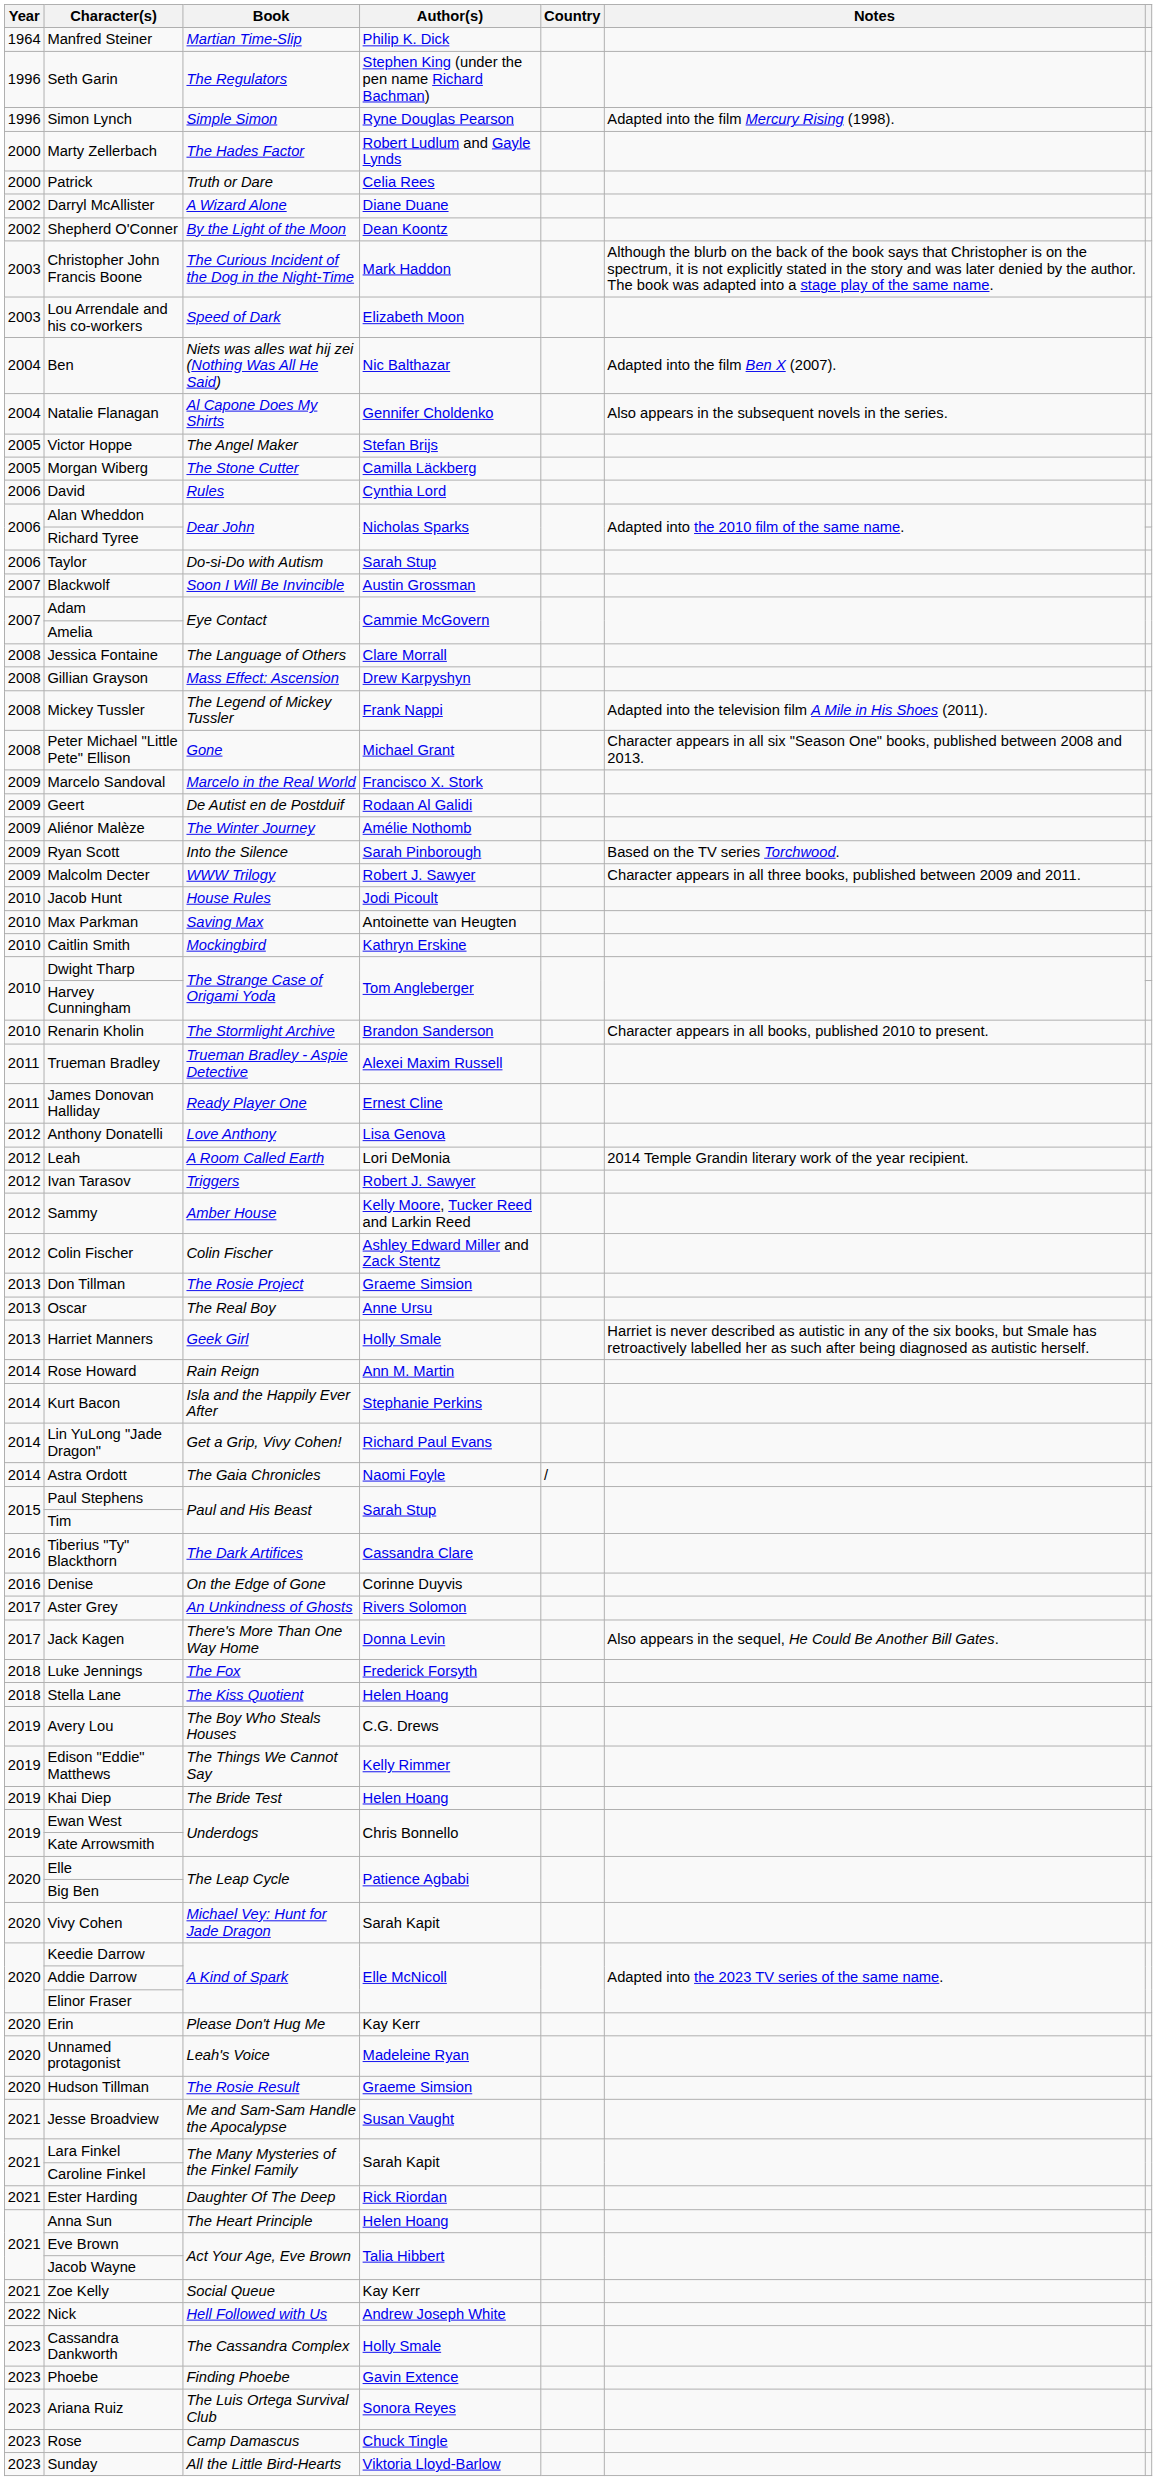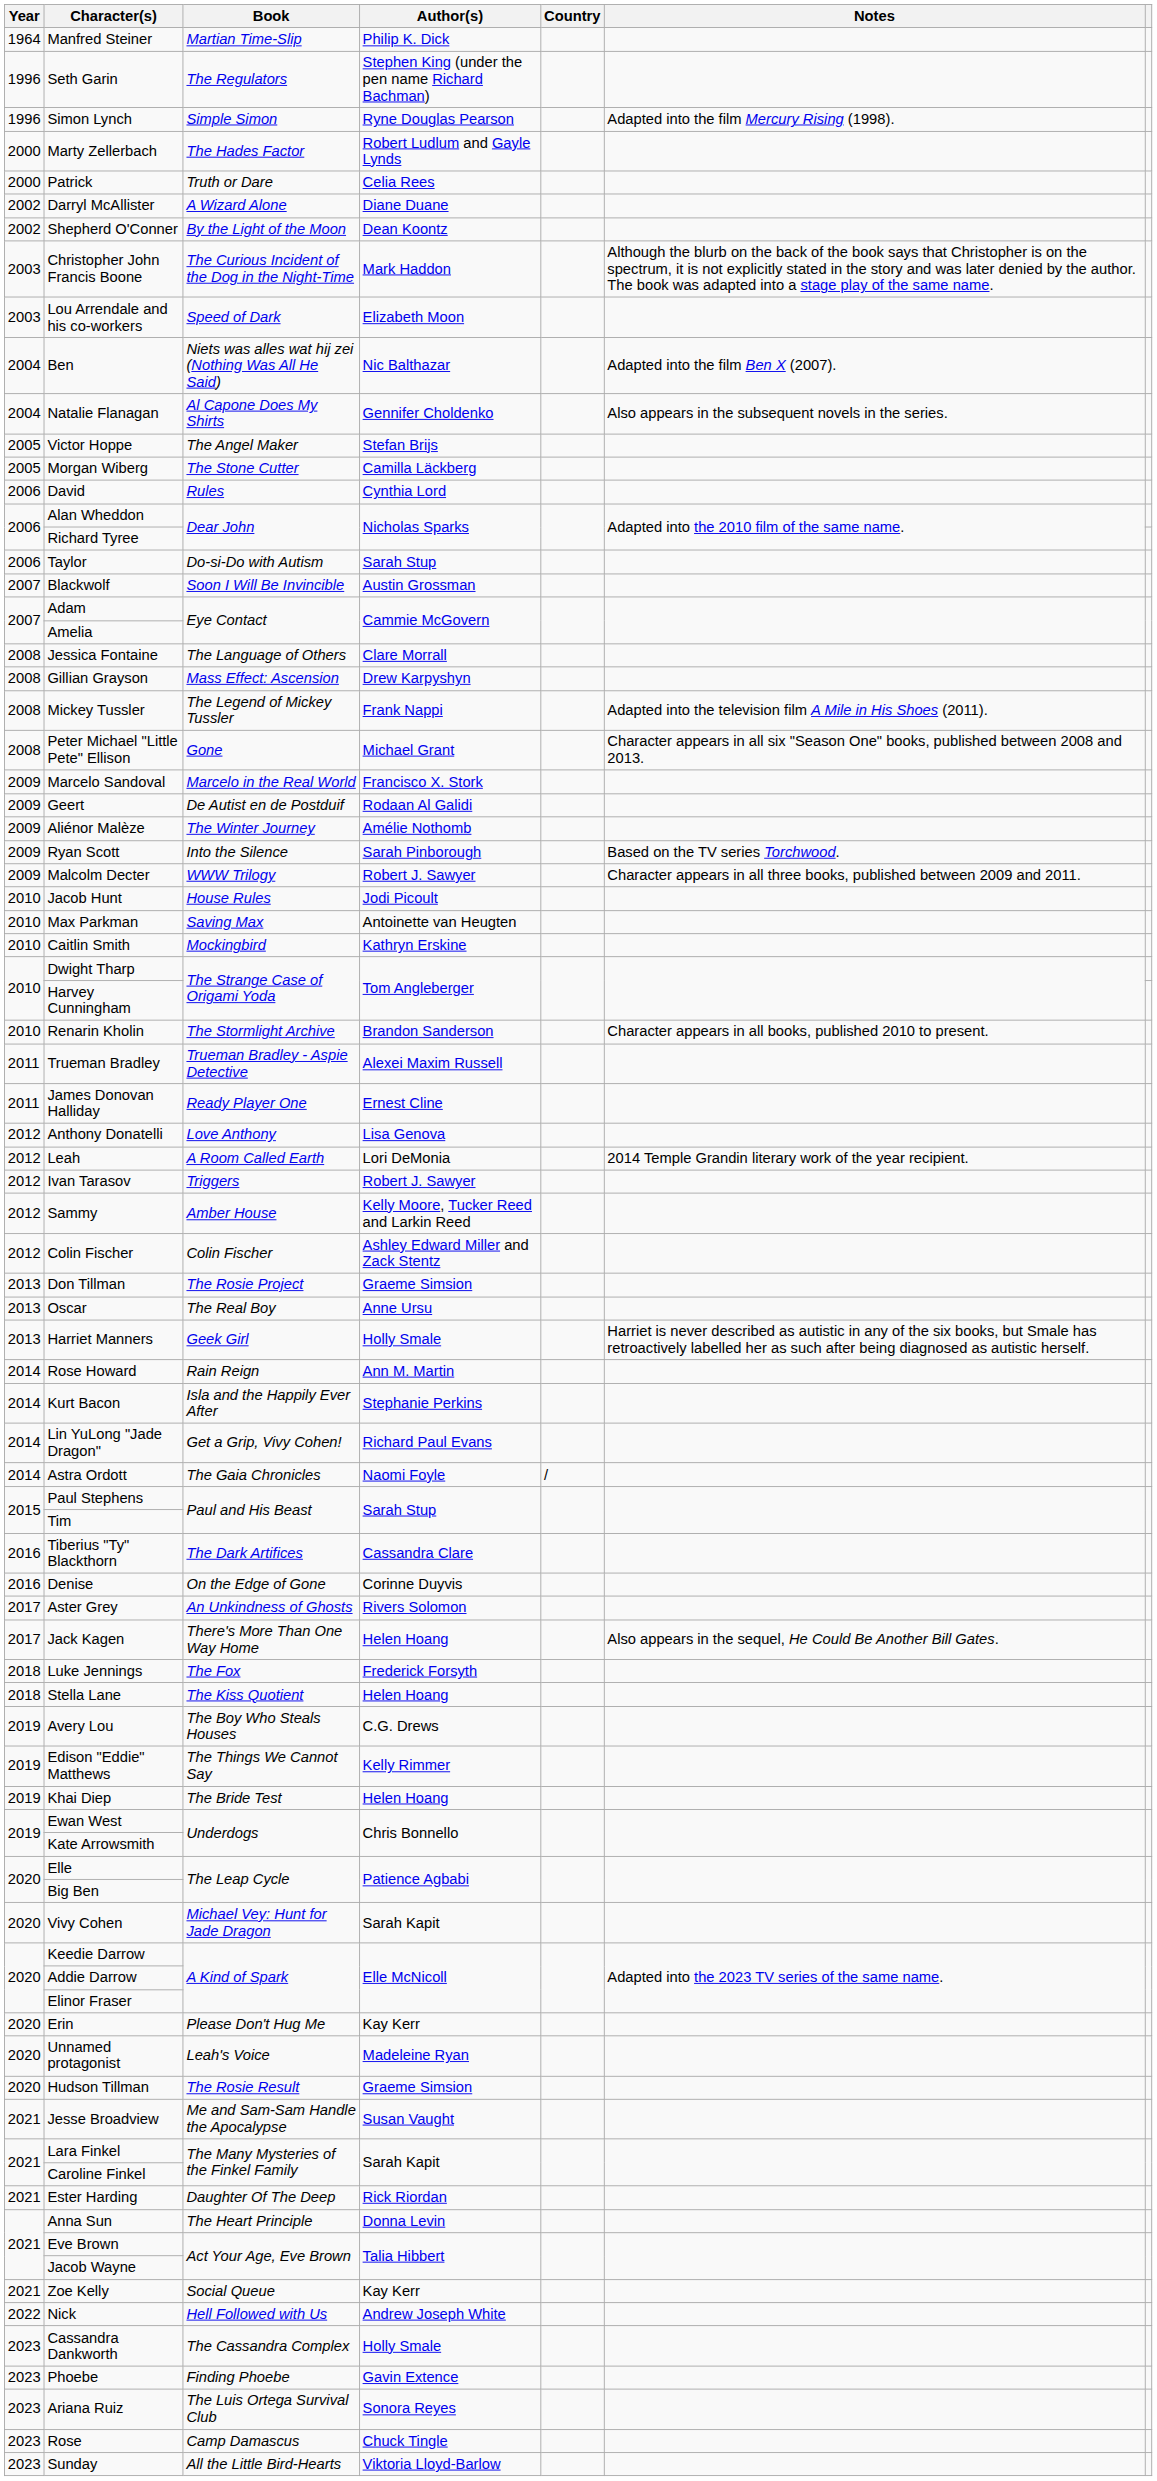(404, 1639) Donna Levin -> (406, 1639) Helen Hoang
(406, 2220) Helen Hoang -> (404, 2220) Donna Levin
